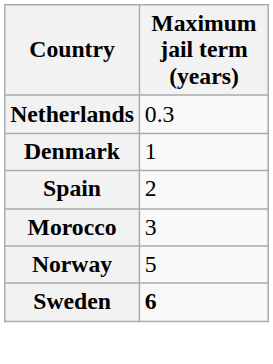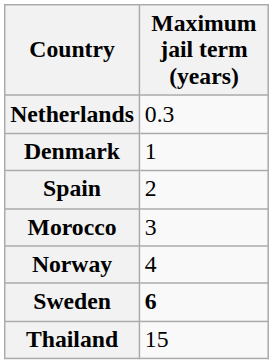(151, 264) 5 -> (151, 264) 4
+ row: (72, 339)
